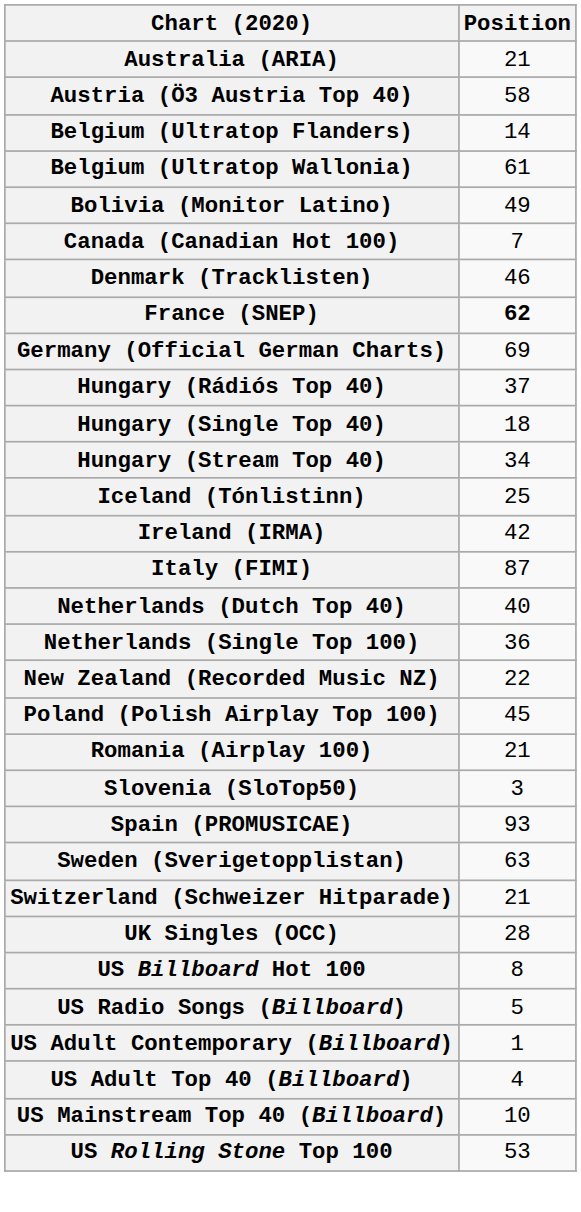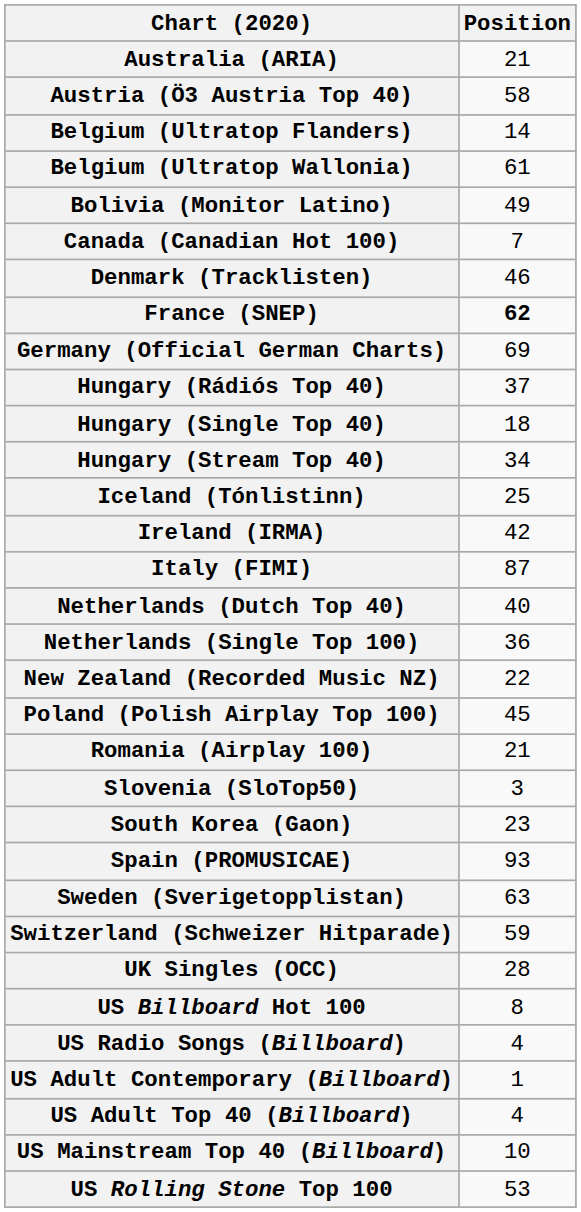+ row: (232, 825)
(517, 898) 21 -> (517, 934) 59
(517, 1007) 5 -> (517, 1043) 4
